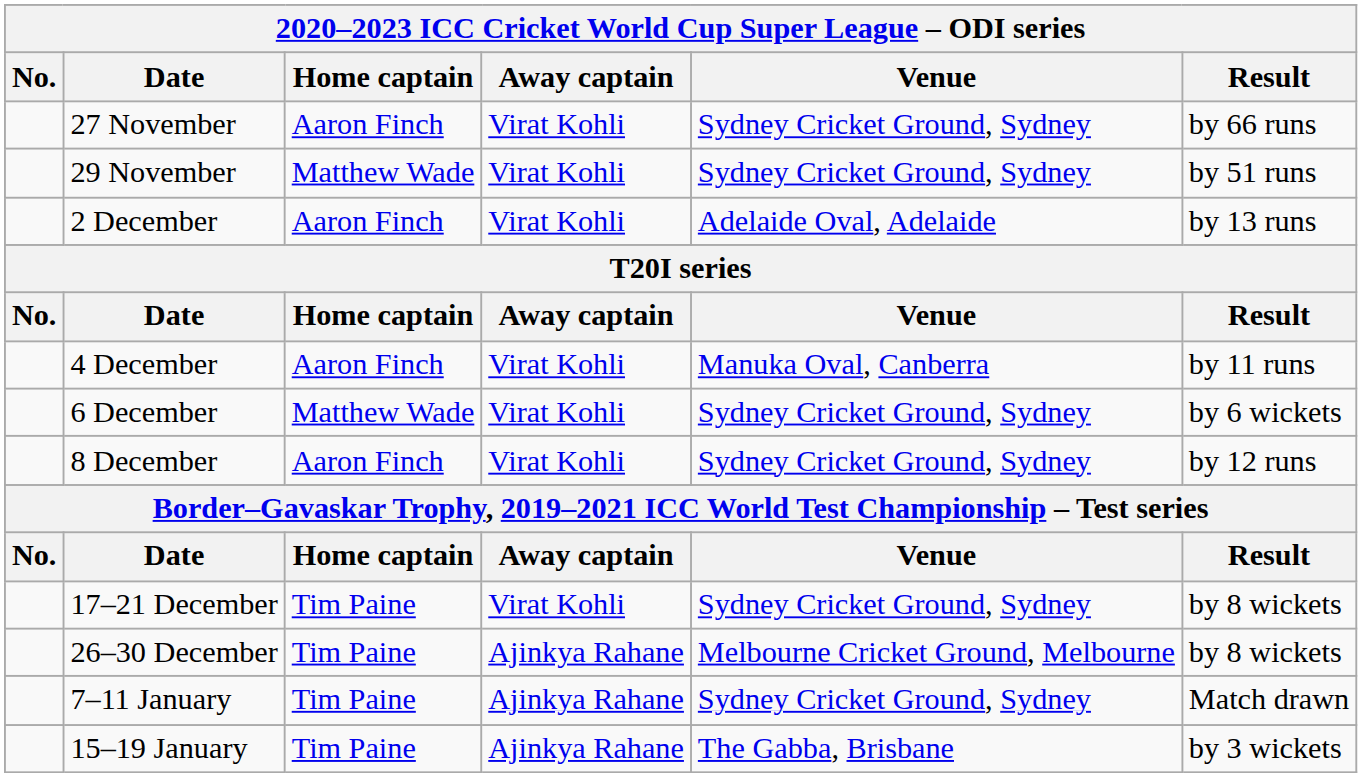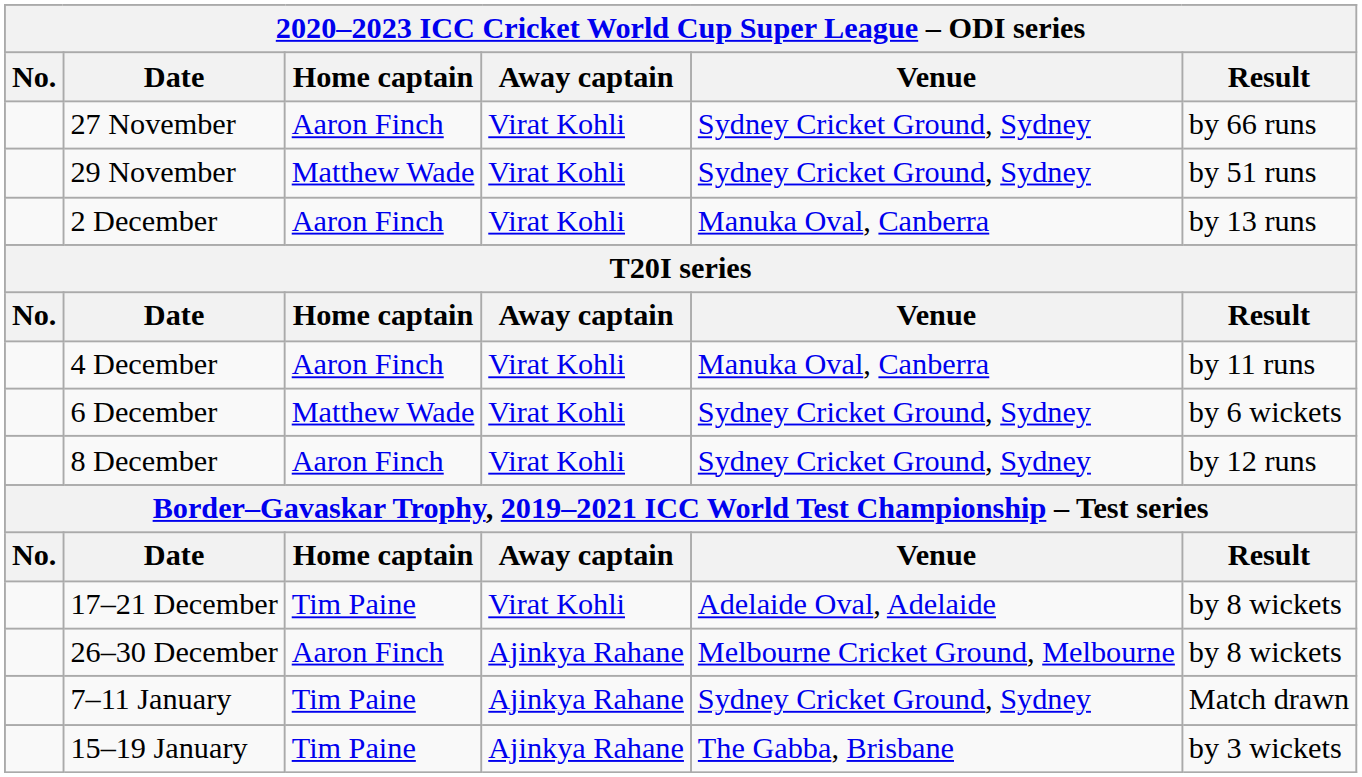(847, 220) Adelaide Oval, Adelaide -> (844, 220) Manuka Oval, Canberra
(894, 603) Sydney Cricket Ground, Sydney -> (847, 603) Adelaide Oval, Adelaide
(354, 651) Tim Paine -> (368, 651) Aaron Finch
